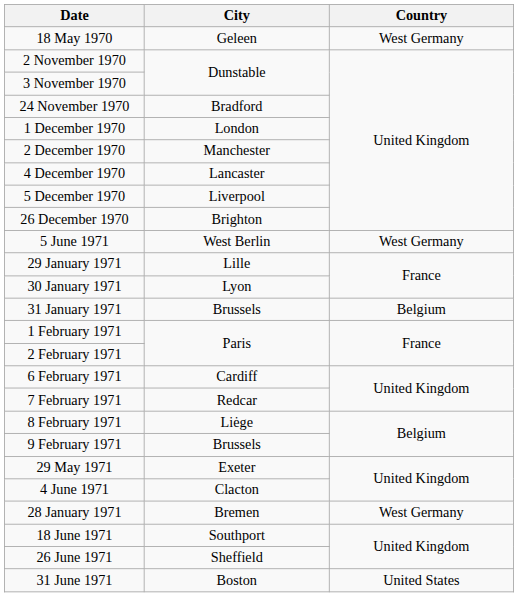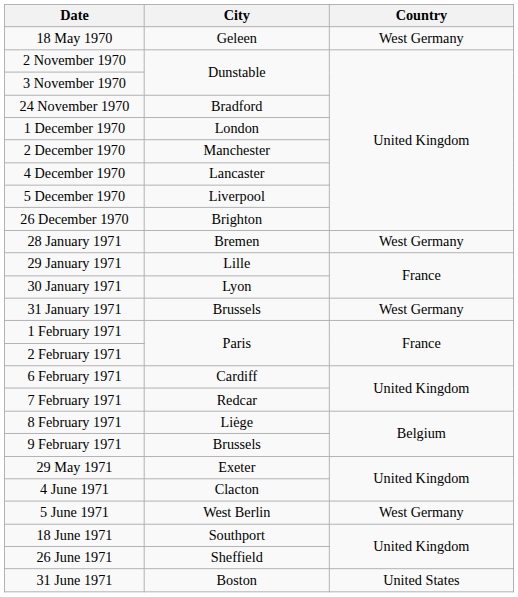rows swapped: (74, 512) <-> (74, 241)
(421, 309) Belgium -> (421, 309) West Germany
